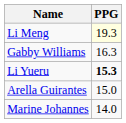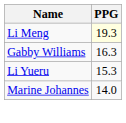(106, 71) bold -> (106, 71) normal
- row: (47, 90)
